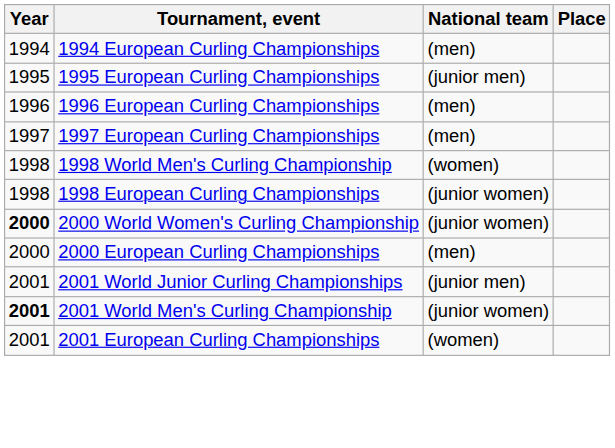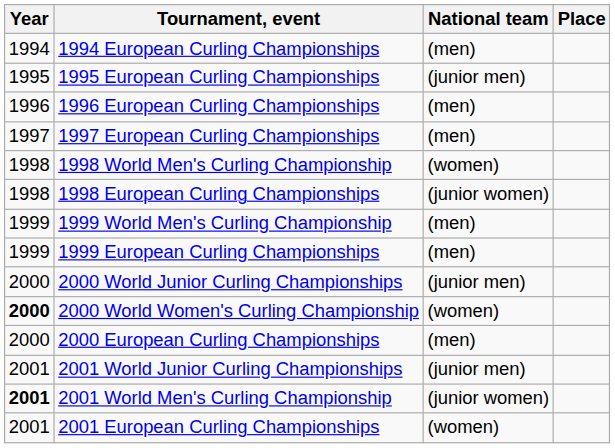+ row: (225, 223)
+ row: (219, 252)
+ row: (230, 281)
(488, 223) (junior women) -> (463, 310) (women)
